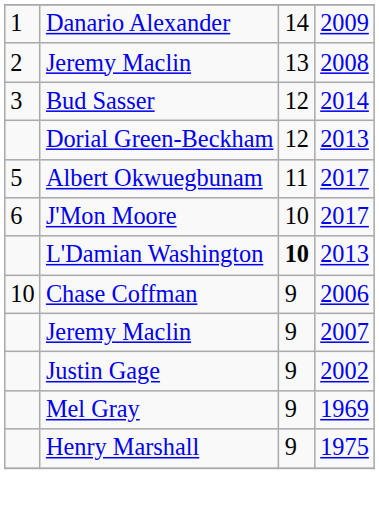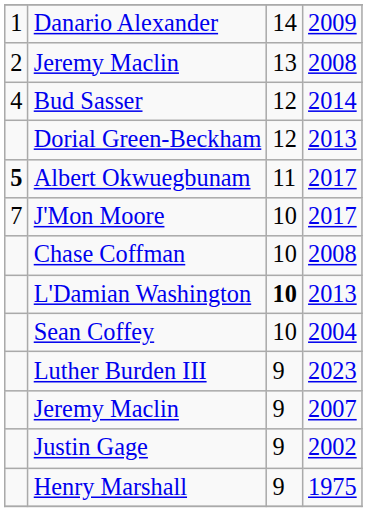(16, 100) 3 -> (16, 100) 4
(16, 178) normal -> (16, 178) bold
(16, 216) 6 -> (16, 216) 7
+ row: (109, 255)
+ row: (94, 332)
- row: (122, 293)
+ row: (120, 370)
- row: (93, 409)
